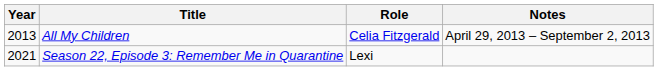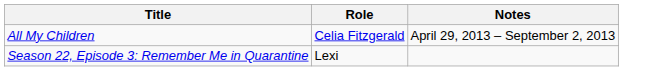- column: (22, 14)
